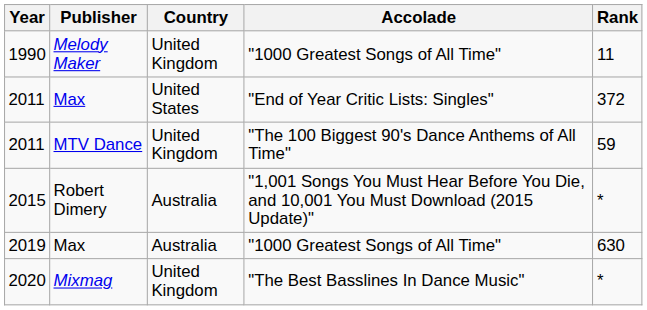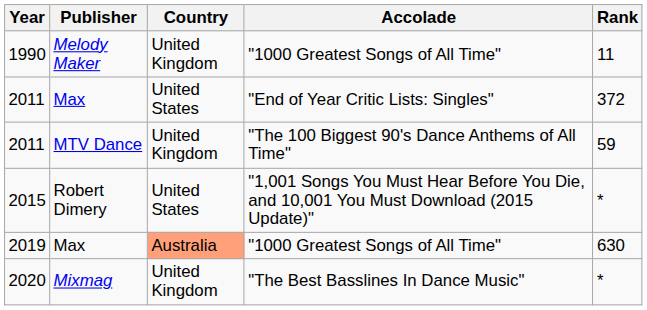(184, 199) Australia -> (176, 199) United States
(184, 245) no background -> (184, 245) lightsalmon background
